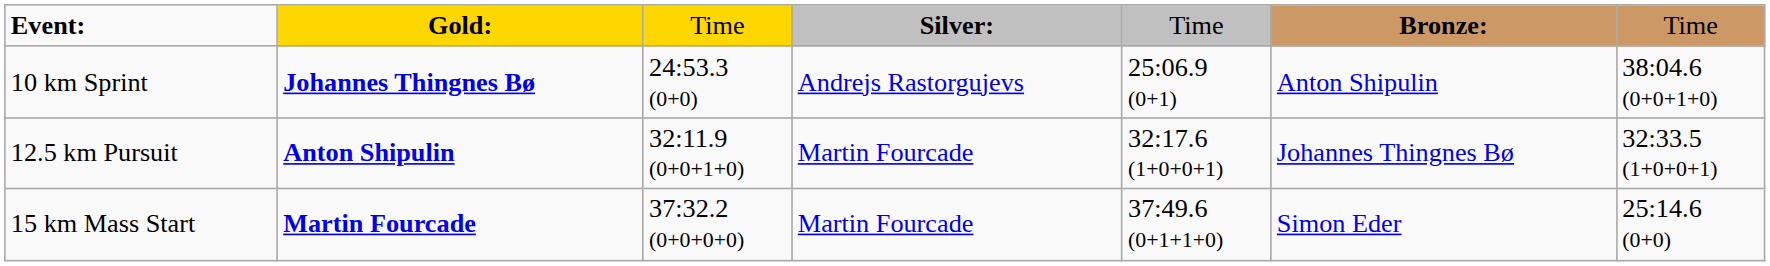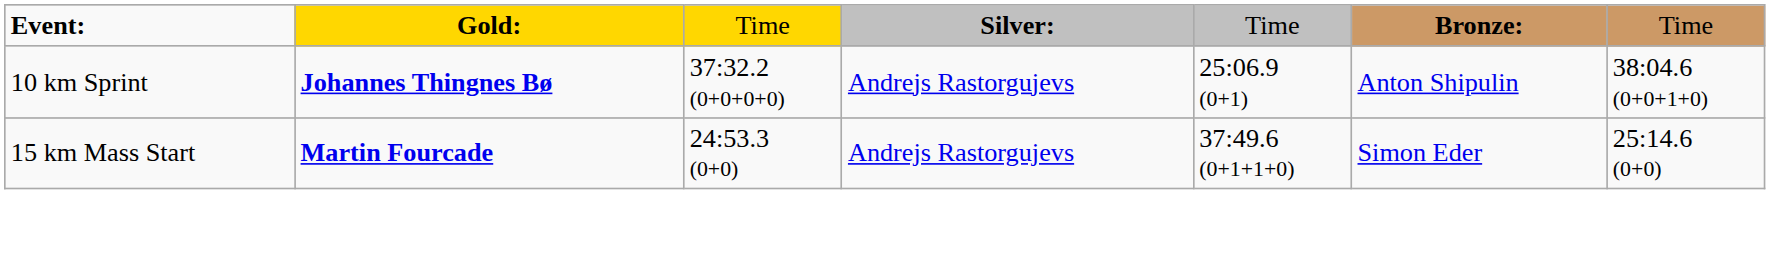(689, 81) 24:53.3 (0+0) -> (737, 81) 37:32.2 (0+0+0+0)
- row: (94, 152)
(697, 223) 37:32.2 (0+0+0+0) -> (729, 152) 24:53.3 (0+0)
(886, 223) Martin Fourcade -> (961, 152) Andrejs Rastorgujevs
